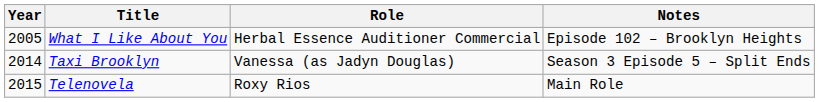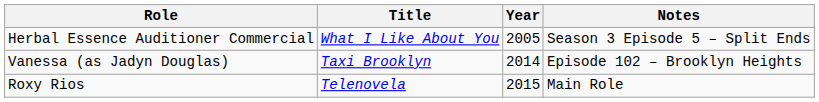columns swapped: (25, 16) <-> (387, 16)
(674, 39) Episode 102 – Brooklyn Heights -> (679, 39) Season 3 Episode 5 – Split Ends
(679, 62) Season 3 Episode 5 – Split Ends -> (674, 62) Episode 102 – Brooklyn Heights
